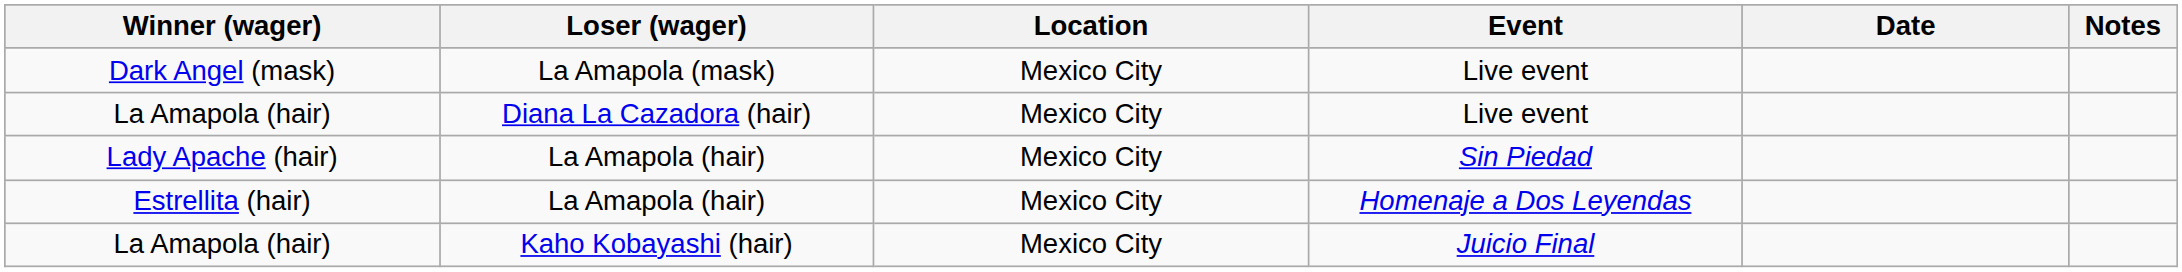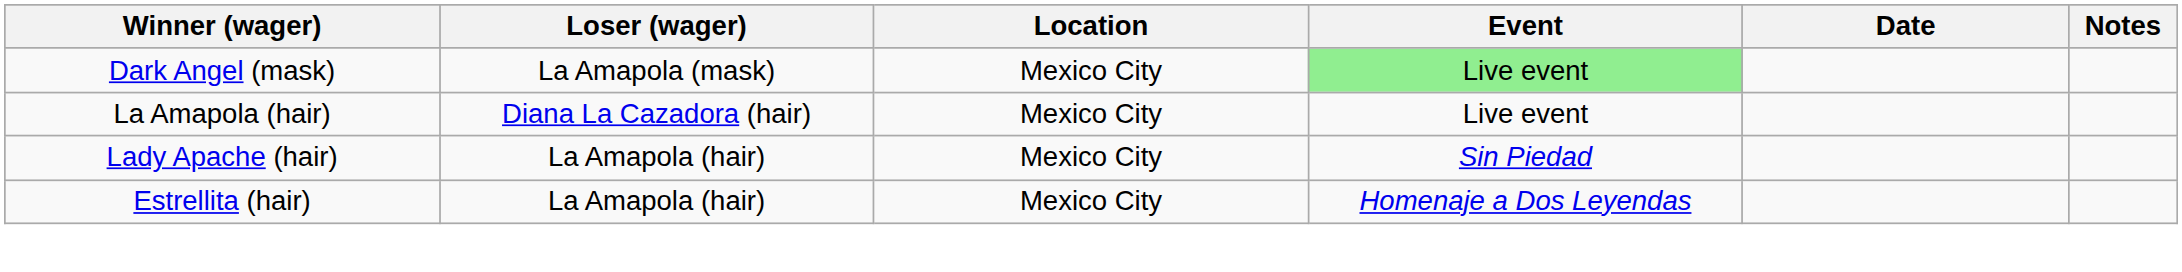(1525, 69) no background -> (1525, 69) lightgreen background
- row: (222, 244)
